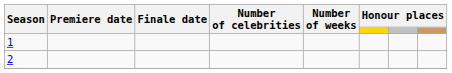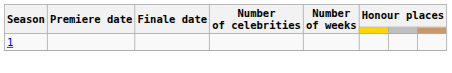- row: (10, 59)
